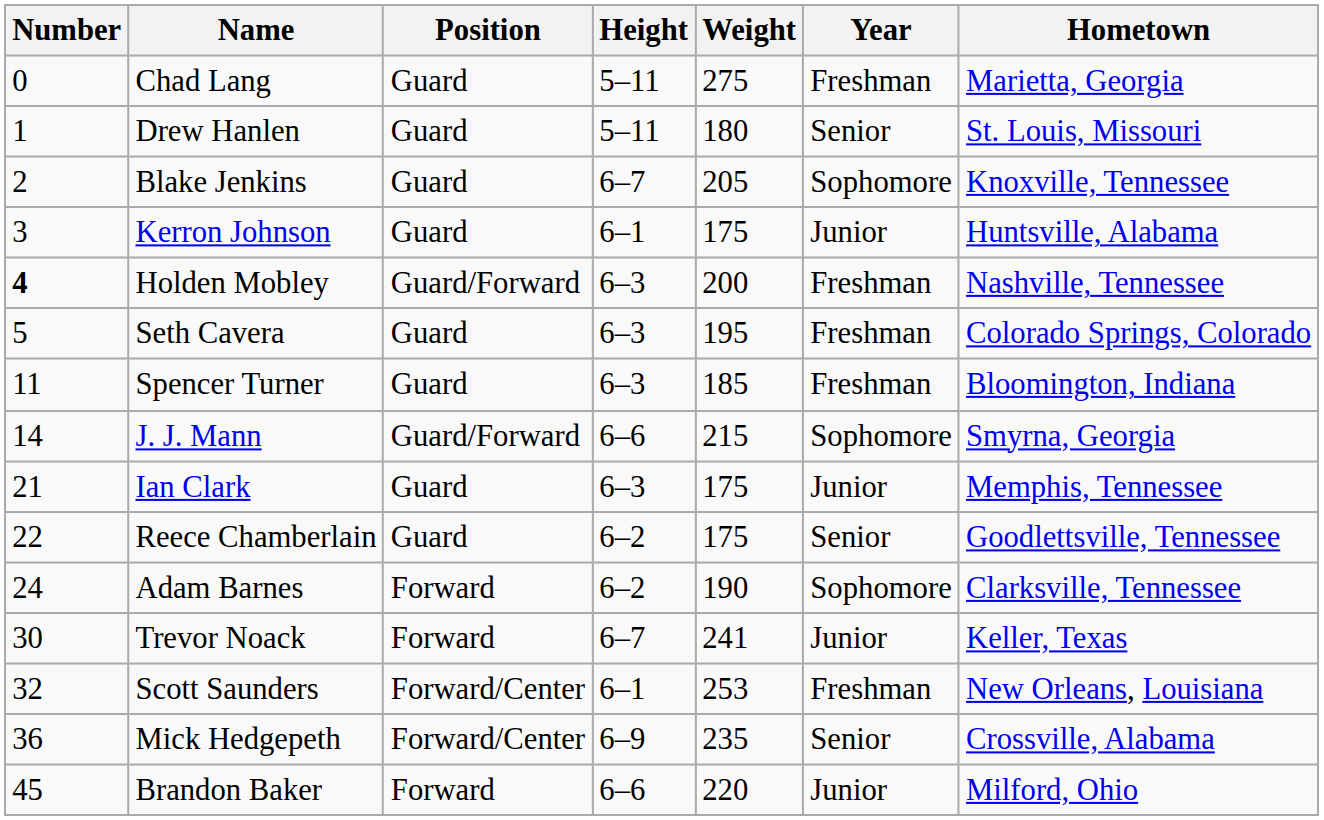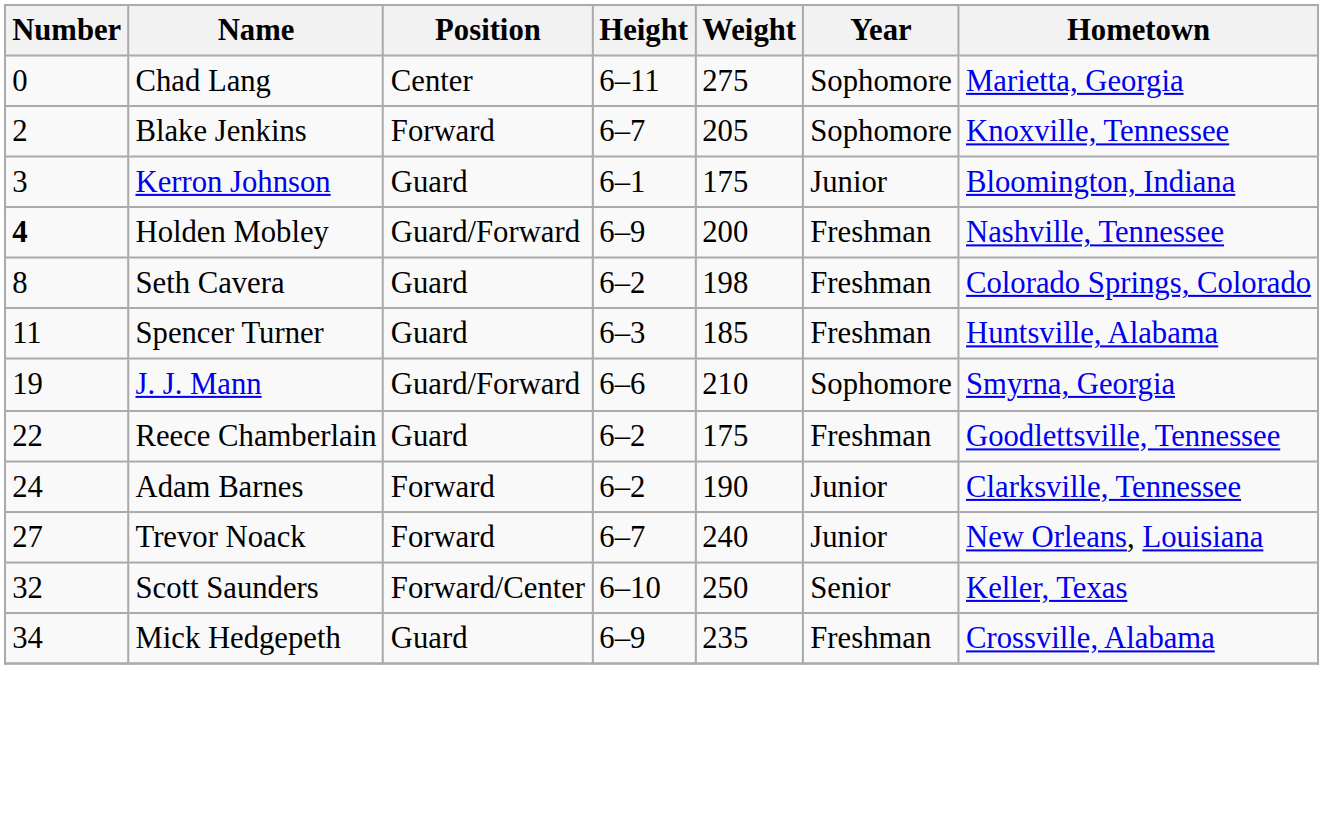(429, 80) Guard -> (432, 80) Center
(629, 80) 5–11 -> (629, 80) 6–11
(871, 80) Freshman -> (881, 80) Sophomore
- row: (218, 131)
(429, 181) Guard -> (443, 131) Forward
(1092, 232) Huntsville, Alabama -> (1101, 181) Bloomington, Indiana
(622, 283) 6–3 -> (622, 232) 6–9
(20, 333) 5 -> (20, 283) 8
(622, 333) 6–3 -> (622, 283) 6–2
(725, 333) 195 -> (725, 283) 198
(1101, 384) Bloomington, Indiana -> (1092, 333) Huntsville, Alabama
(27, 435) 14 -> (27, 384) 19
(725, 435) 215 -> (725, 384) 210
- row: (193, 485)
(850, 536) Senior -> (871, 435) Freshman
(881, 586) Sophomore -> (849, 485) Junior
(27, 637) 30 -> (27, 536) 27
(725, 637) 241 -> (725, 536) 240
(1047, 637) Keller, Texas -> (1115, 536) New Orleans, Louisiana
(622, 688) 6–1 -> (630, 586) 6–10
(725, 688) 253 -> (725, 586) 250
(871, 688) Freshman -> (850, 586) Senior
(1115, 688) New Orleans, Louisiana -> (1047, 586) Keller, Texas
(27, 738) 36 -> (27, 637) 34
(488, 738) Forward/Center -> (429, 637) Guard
(850, 738) Senior -> (871, 637) Freshman
- row: (229, 789)
